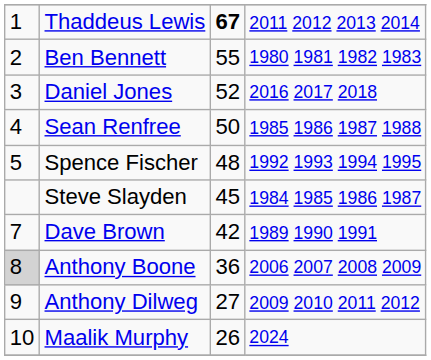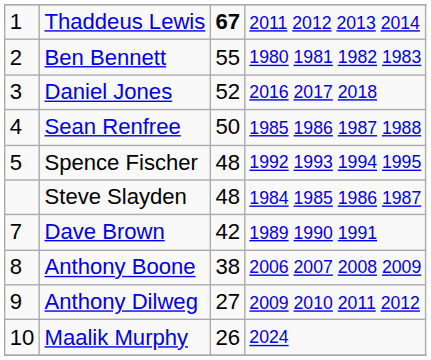(228, 197) 45 -> (228, 197) 48
(16, 267) lightgrey background -> (16, 267) no background
(228, 267) 36 -> (228, 267) 38
